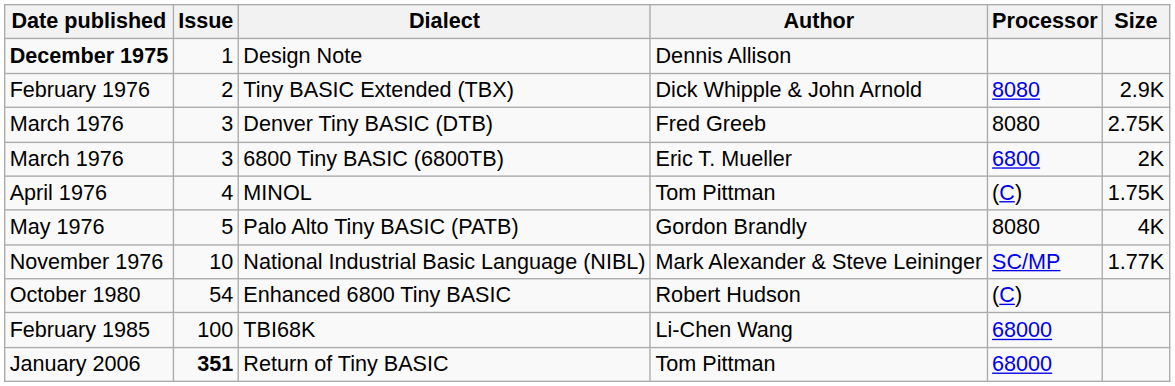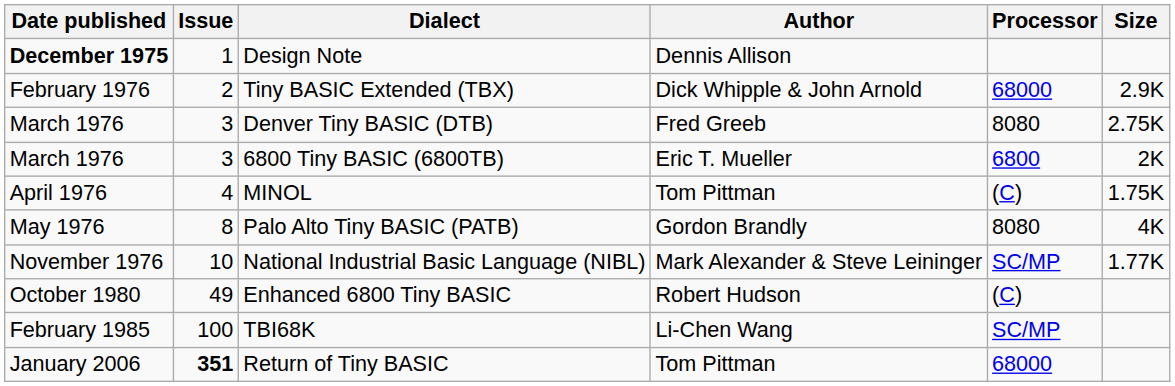(1016, 90) 8080 -> (1022, 90) 68000
(227, 227) 5 -> (227, 227) 8
(221, 295) 54 -> (221, 295) 49
(1022, 329) 68000 -> (1026, 329) SC/MP
